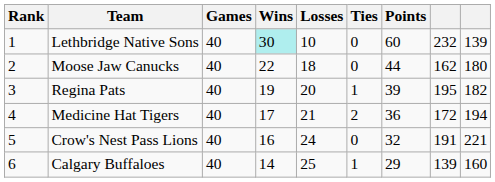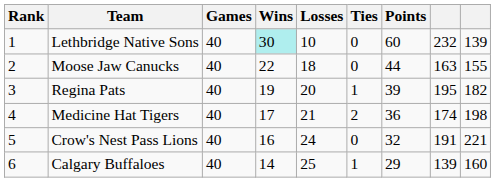(445, 66) 162 -> (445, 66) 163
(476, 66) 180 -> (476, 66) 155
(445, 115) 172 -> (445, 115) 174
(476, 115) 194 -> (476, 115) 198
